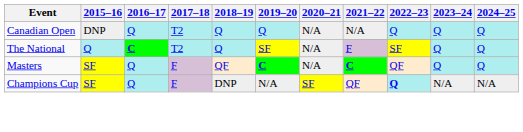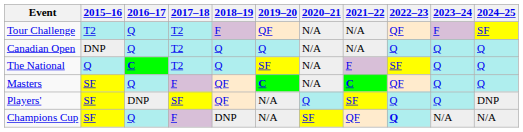+ row: (41, 30)
+ row: (24, 100)
